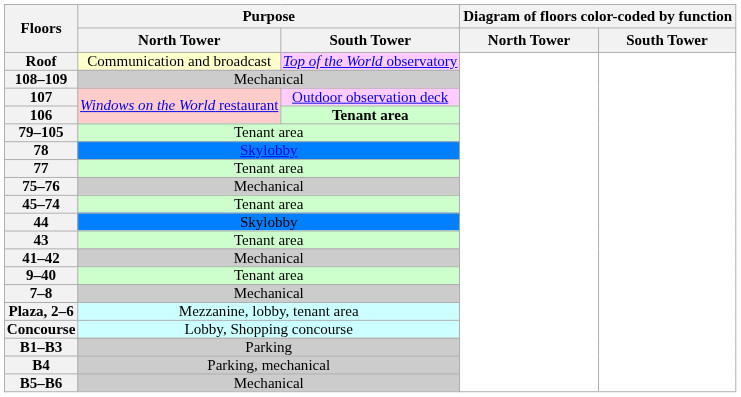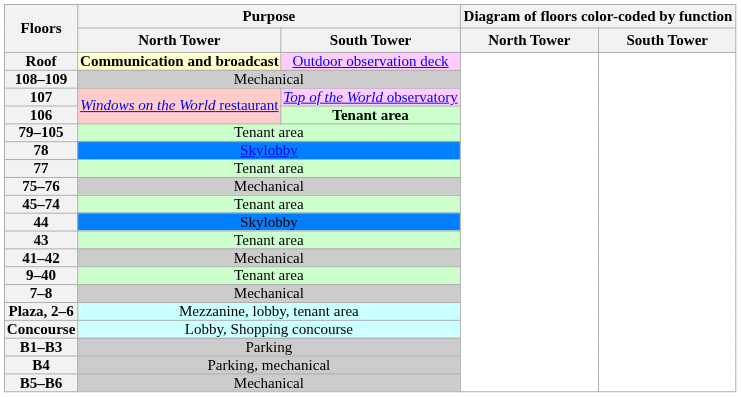(179, 61) normal -> (179, 61) bold
(370, 61) Top of the World observatory -> (371, 61) Outdoor observation deck
(370, 96) Outdoor observation deck -> (371, 96) Top of the World observatory
